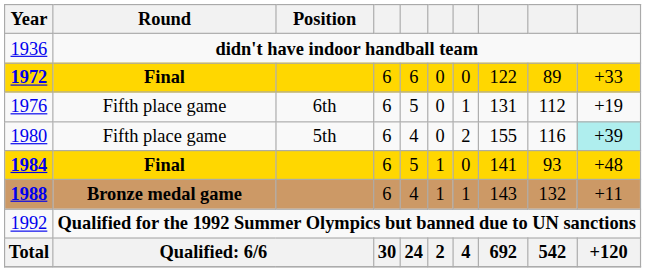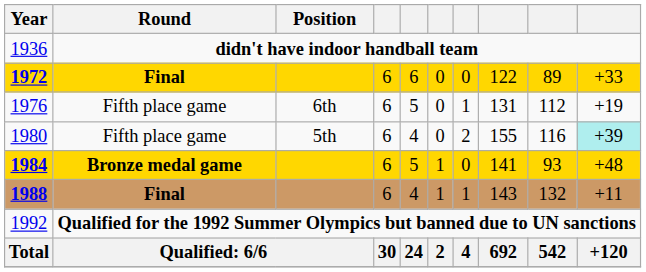(164, 164) Final -> (164, 164) Bronze medal game
(164, 194) Bronze medal game -> (164, 194) Final
